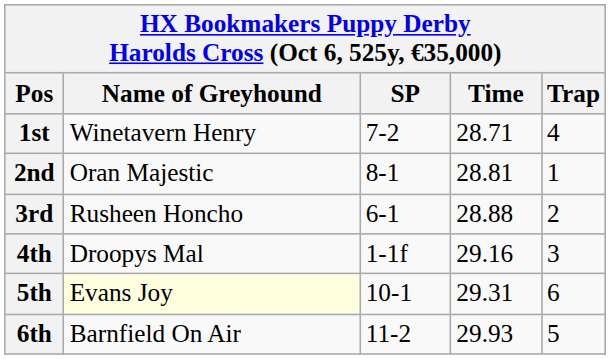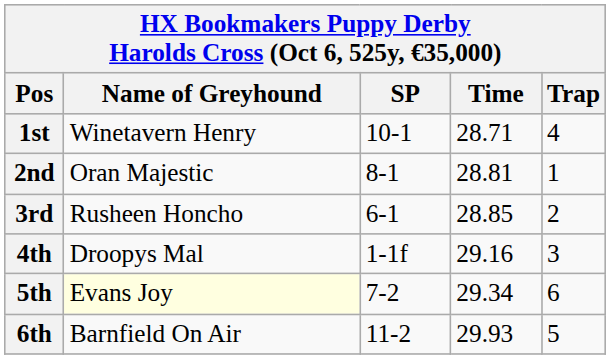(383, 133) 7-2 -> (389, 133) 10-1
(485, 213) 28.88 -> (485, 213) 28.85
(389, 293) 10-1 -> (383, 293) 7-2
(485, 293) 29.31 -> (485, 293) 29.34
